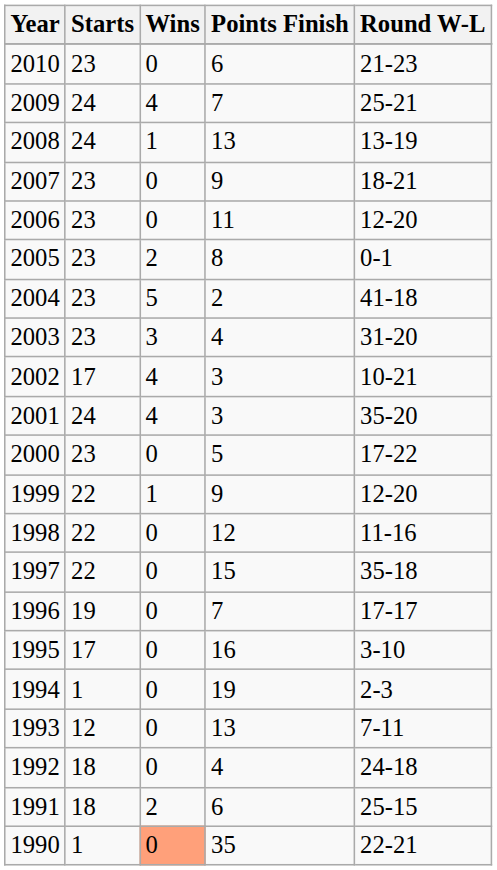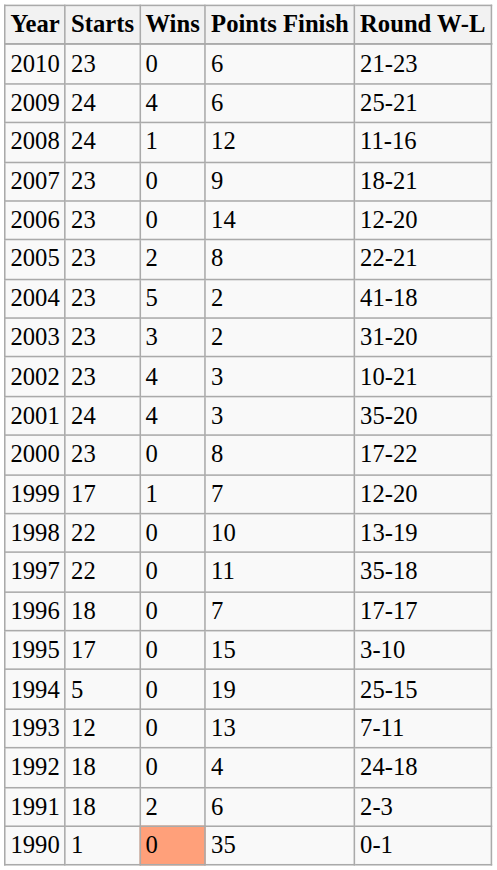(217, 102) 7 -> (217, 102) 6
(223, 141) 13 -> (223, 141) 12
(389, 141) 13-19 -> (388, 141) 11-16
(223, 220) 11 -> (223, 220) 14
(376, 259) 0-1 -> (389, 259) 22-21
(217, 337) 4 -> (217, 337) 2
(83, 376) 17 -> (83, 376) 23
(217, 454) 5 -> (217, 454) 8
(83, 493) 22 -> (83, 493) 17
(217, 493) 9 -> (217, 493) 7
(223, 532) 12 -> (223, 532) 10
(388, 532) 11-16 -> (389, 532) 13-19
(223, 571) 15 -> (223, 571) 11
(83, 610) 19 -> (83, 610) 18
(223, 649) 16 -> (223, 649) 15
(77, 688) 1 -> (77, 688) 5
(376, 688) 2-3 -> (389, 688) 25-15
(389, 806) 25-15 -> (376, 806) 2-3
(389, 845) 22-21 -> (376, 845) 0-1
